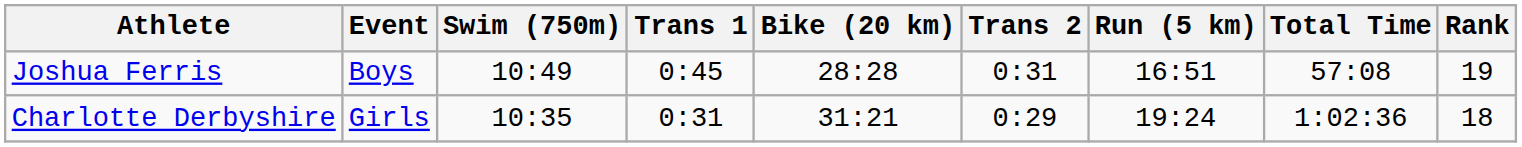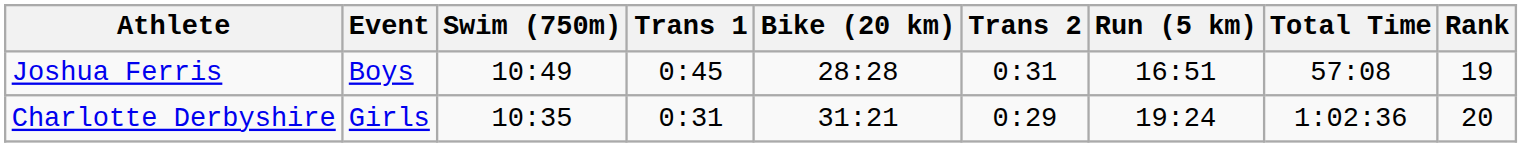(1477, 118) 18 -> (1477, 118) 20
